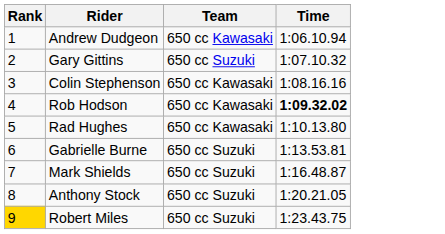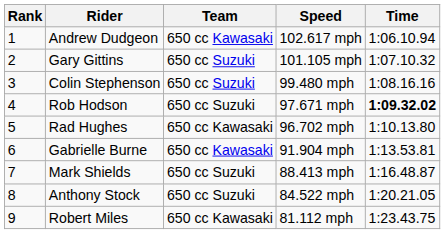+ column: (321, 16)
(220, 83) 650 cc Kawasaki -> (211, 83) 650 cc Suzuki
(220, 105) 650 cc Kawasaki -> (211, 105) 650 cc Suzuki
(211, 150) 650 cc Suzuki -> (220, 150) 650 cc Kawasaki
(12, 217) gold background -> (12, 217) no background
(211, 217) 650 cc Suzuki -> (220, 217) 650 cc Kawasaki
